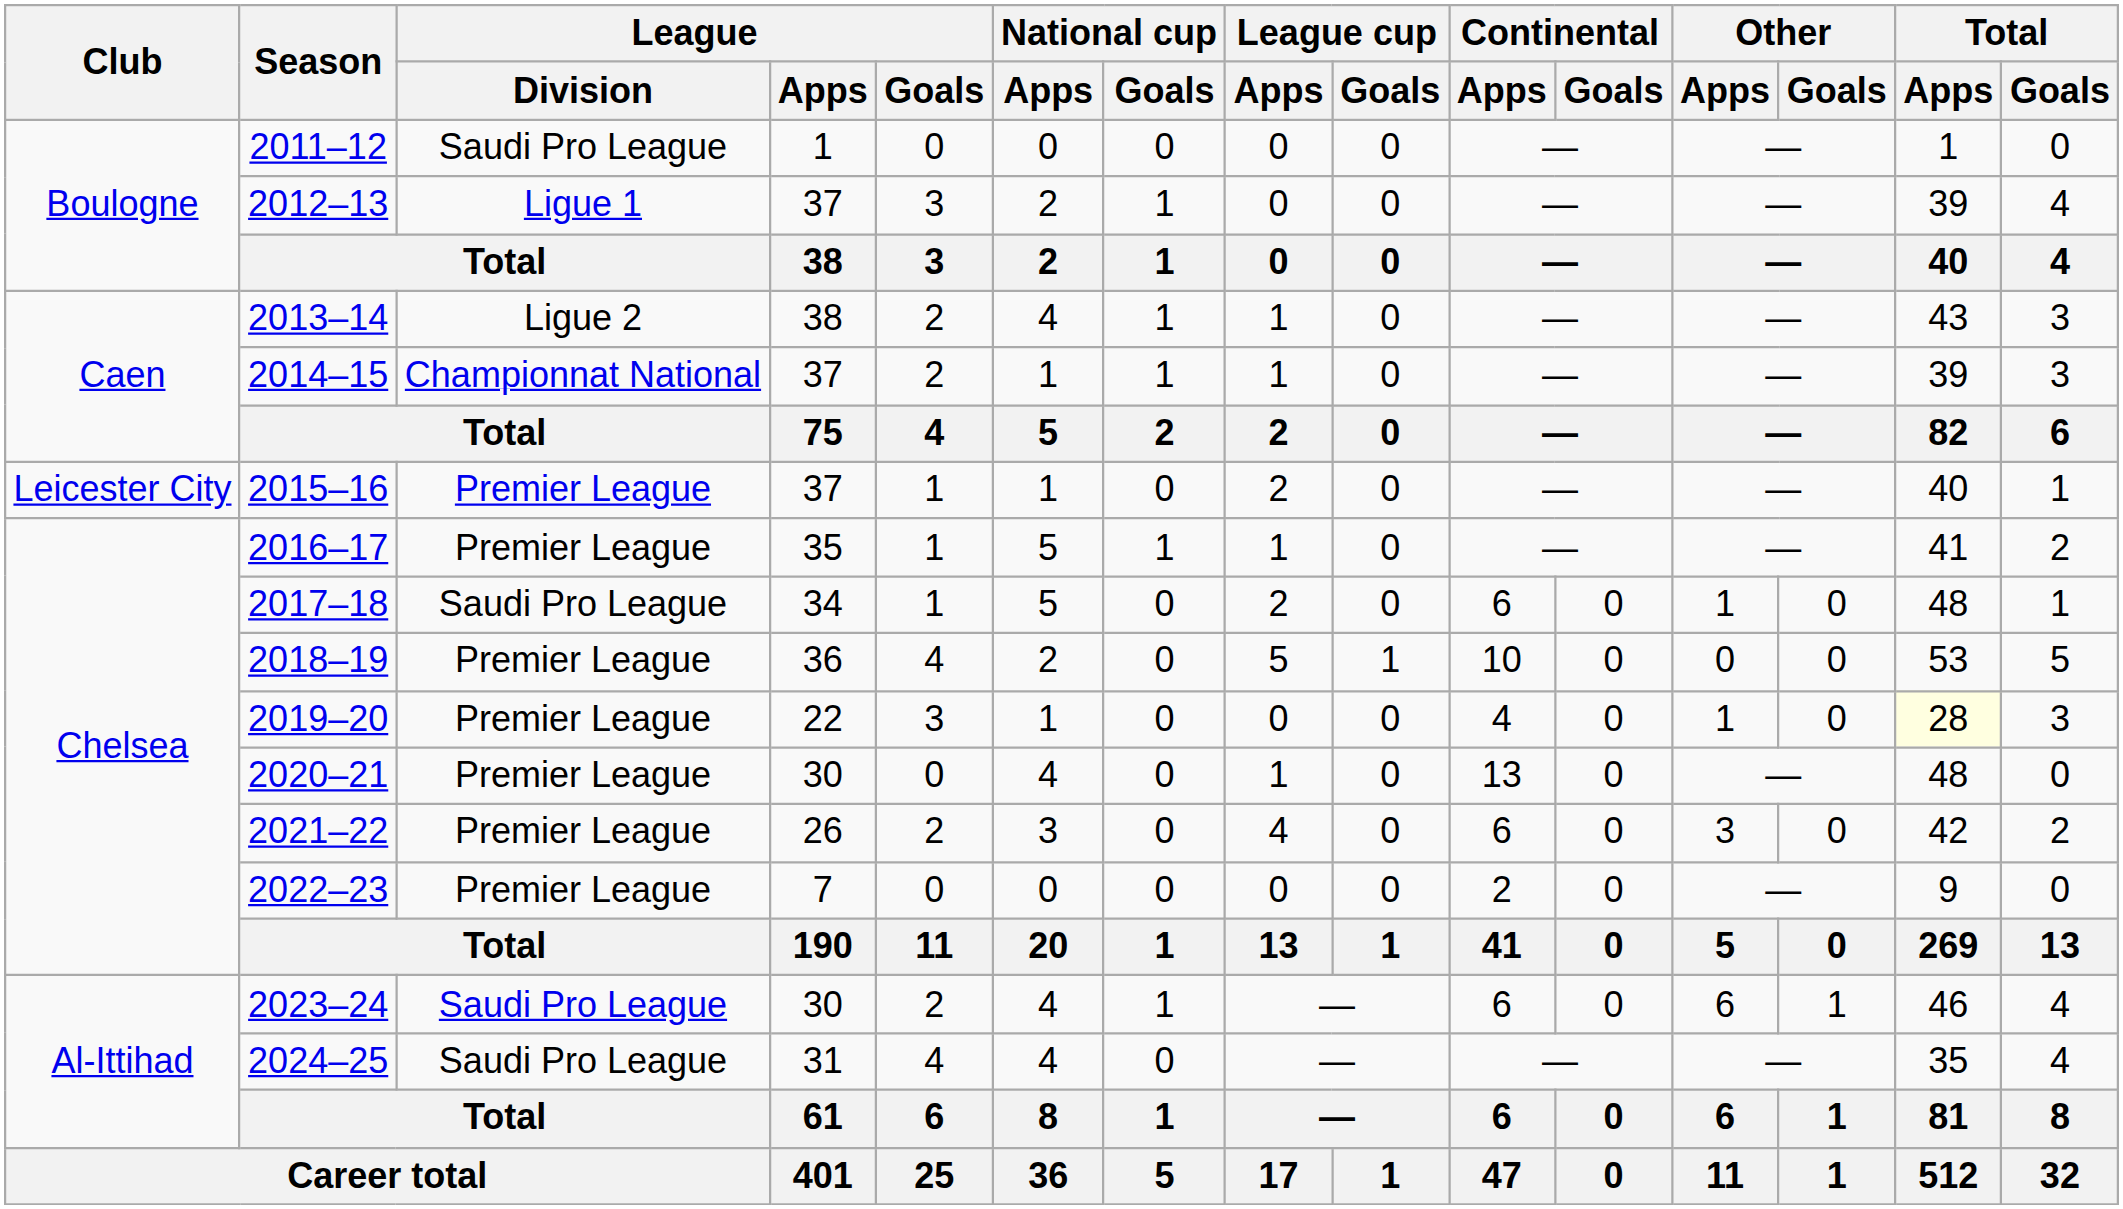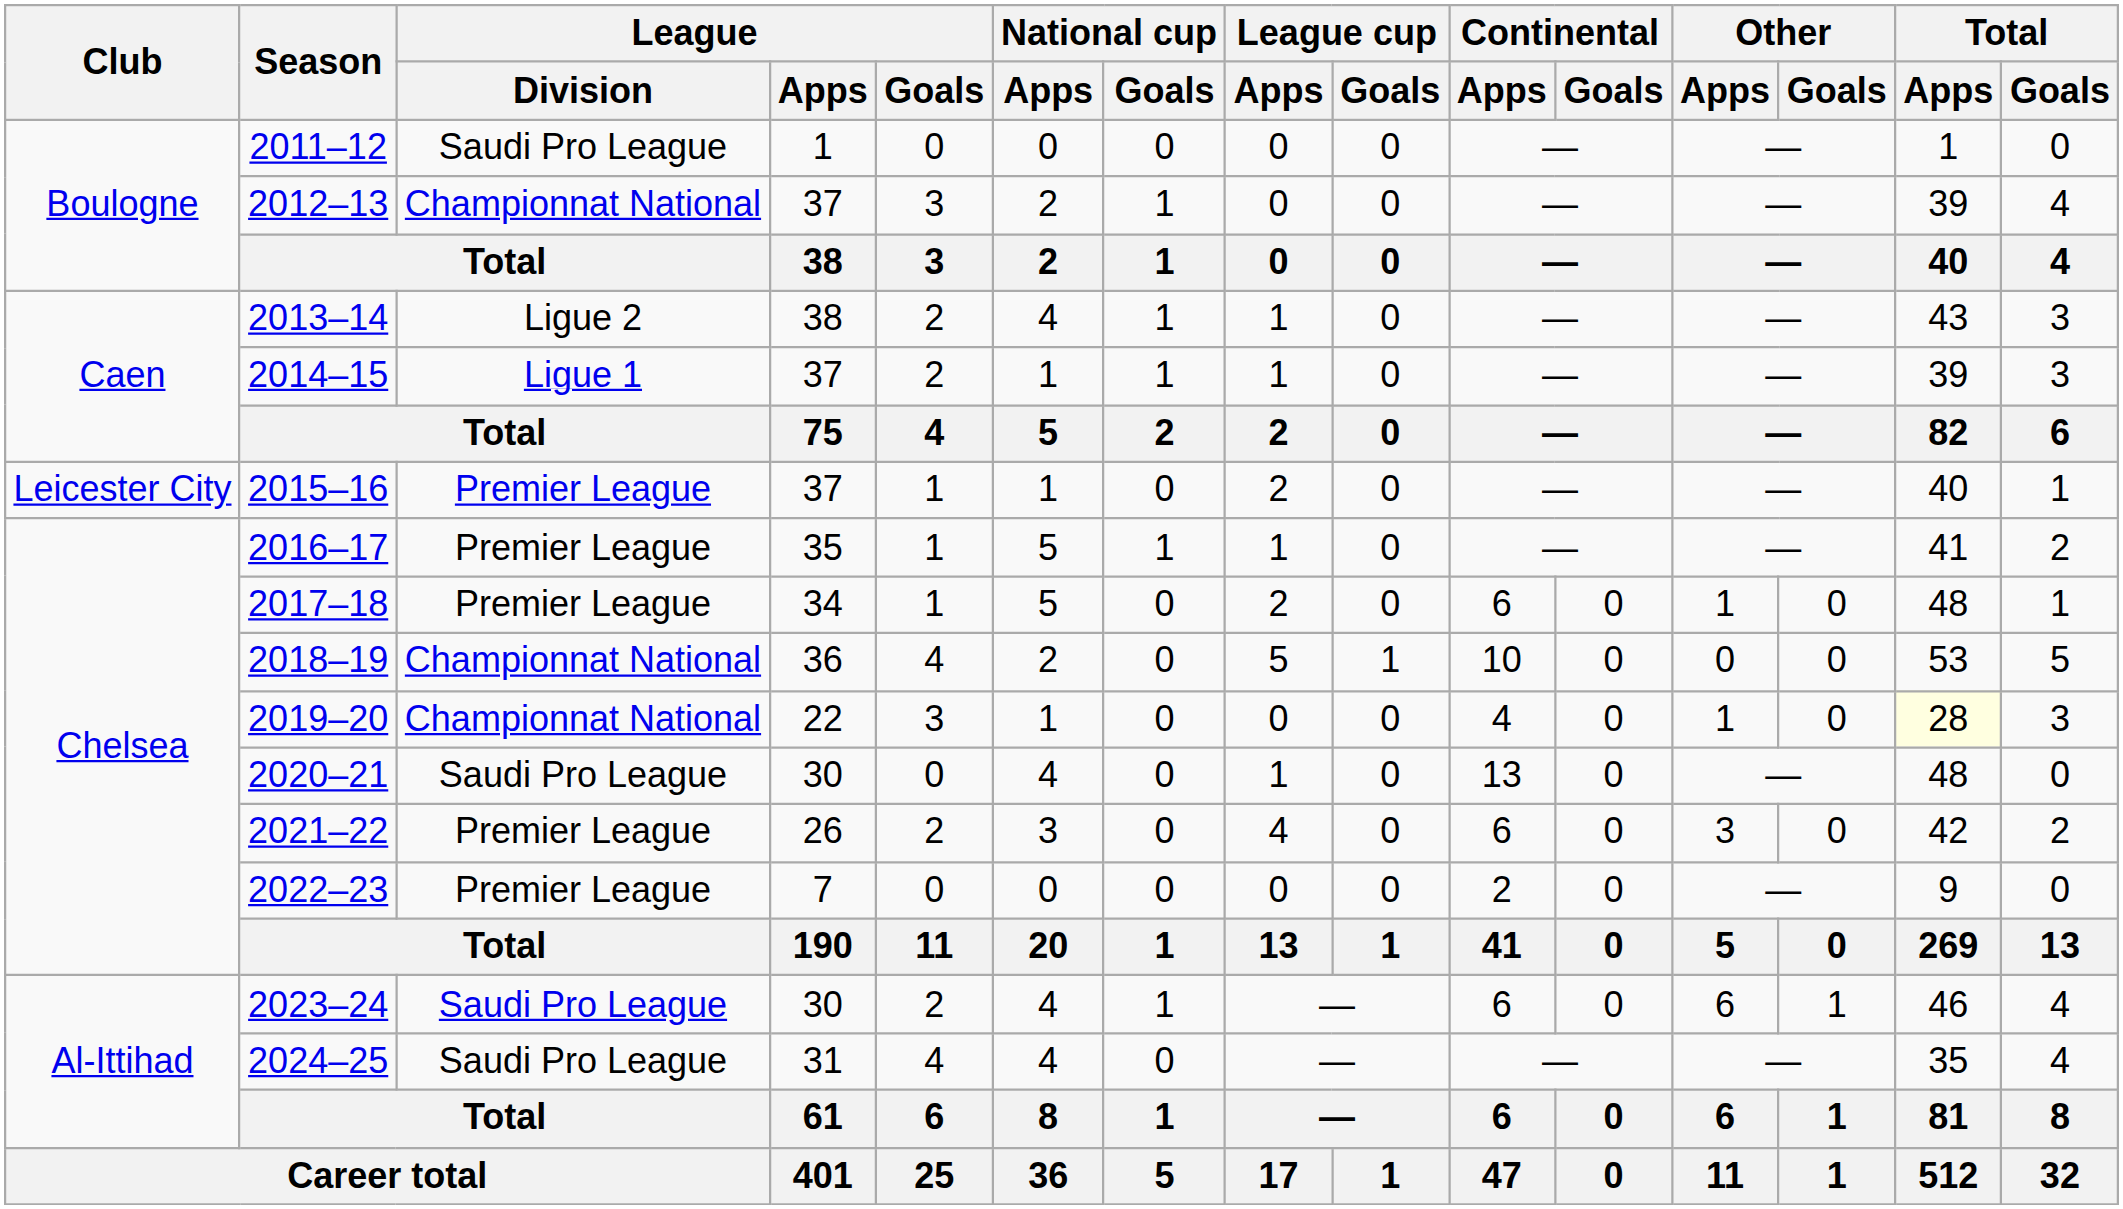(583, 204) Ligue 1 -> (583, 204) Championnat National
(583, 375) Championnat National -> (583, 375) Ligue 1
(583, 603) Saudi Pro League -> (583, 603) Premier League
(583, 661) Premier League -> (583, 661) Championnat National
(583, 718) Premier League -> (583, 718) Championnat National
(583, 775) Premier League -> (583, 775) Saudi Pro League
